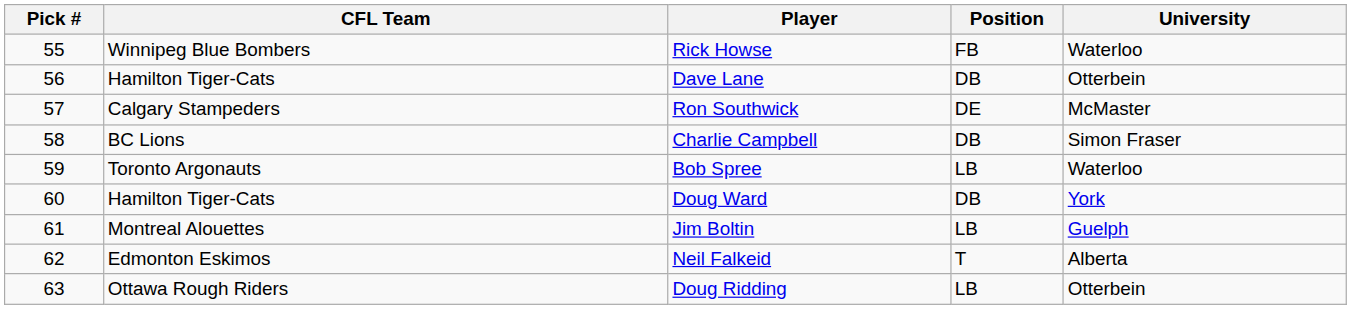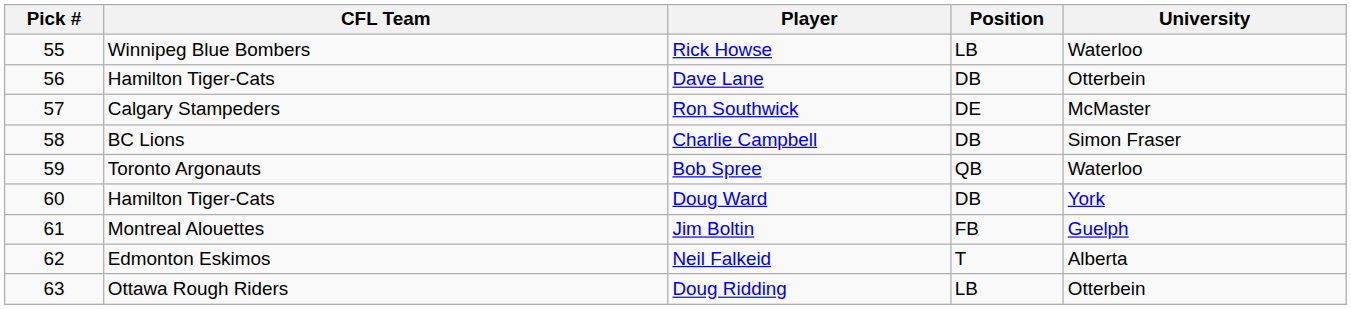(967, 49) FB -> (966, 49) LB
(966, 169) LB -> (968, 169) QB
(966, 229) LB -> (967, 229) FB
